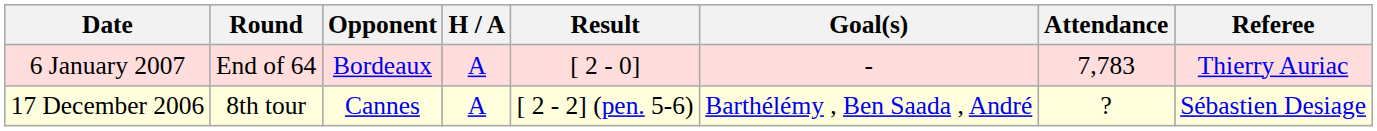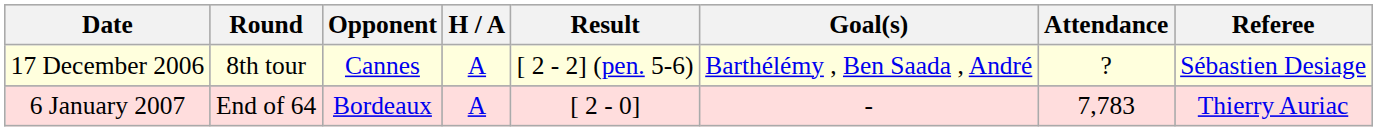rows swapped: (107, 105) <-> (107, 65)
